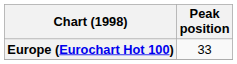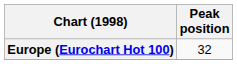(205, 49) 33 -> (205, 49) 32
